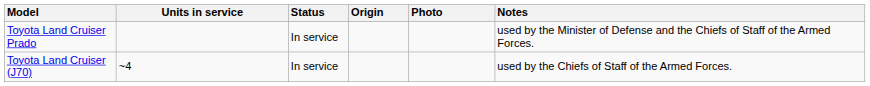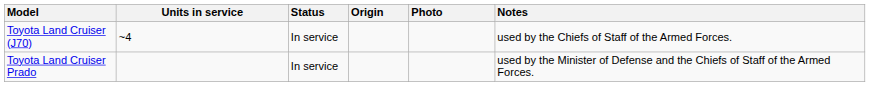rows swapped: (56, 66) <-> (56, 36)
